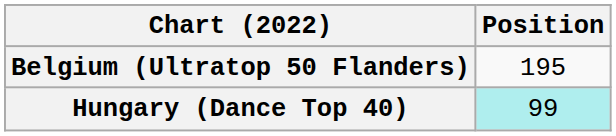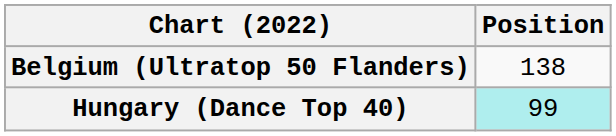(543, 67) 195 -> (543, 67) 138
